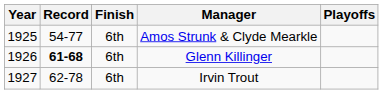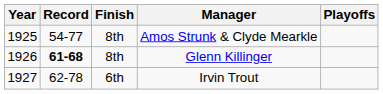(115, 36) 6th -> (115, 36) 8th
(115, 57) 6th -> (115, 57) 8th
